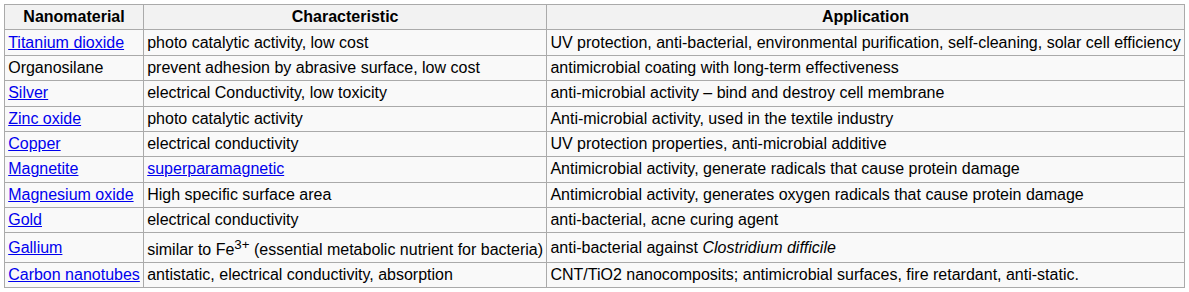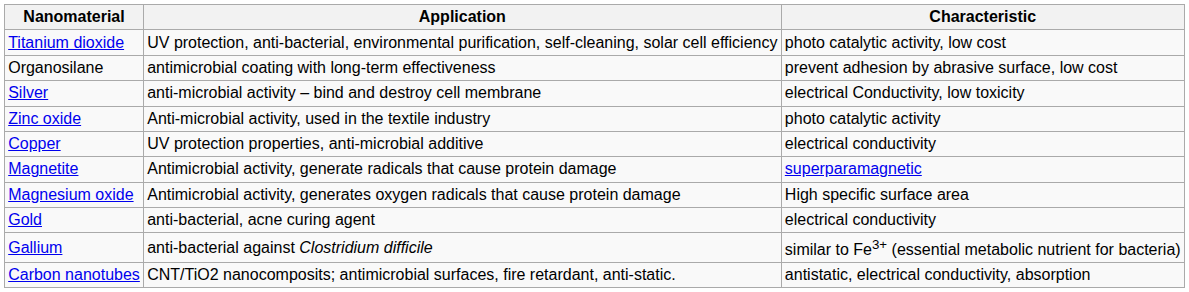columns swapped: (345, 17) <-> (866, 17)
